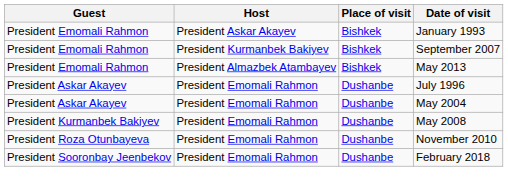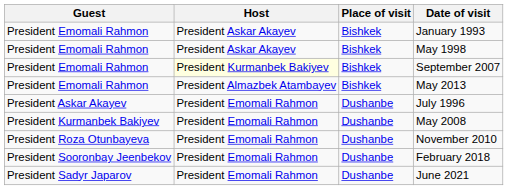+ row: (441, 49)
(253, 49) no background -> (253, 67) lightyellow background
- row: (441, 103)
+ row: (443, 175)
